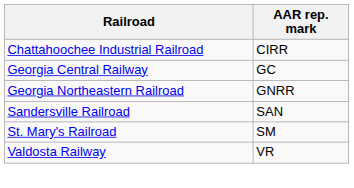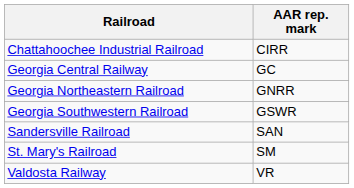+ row: (98, 111)
